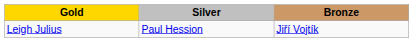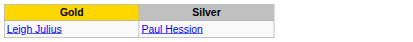- column: (341, 12)
